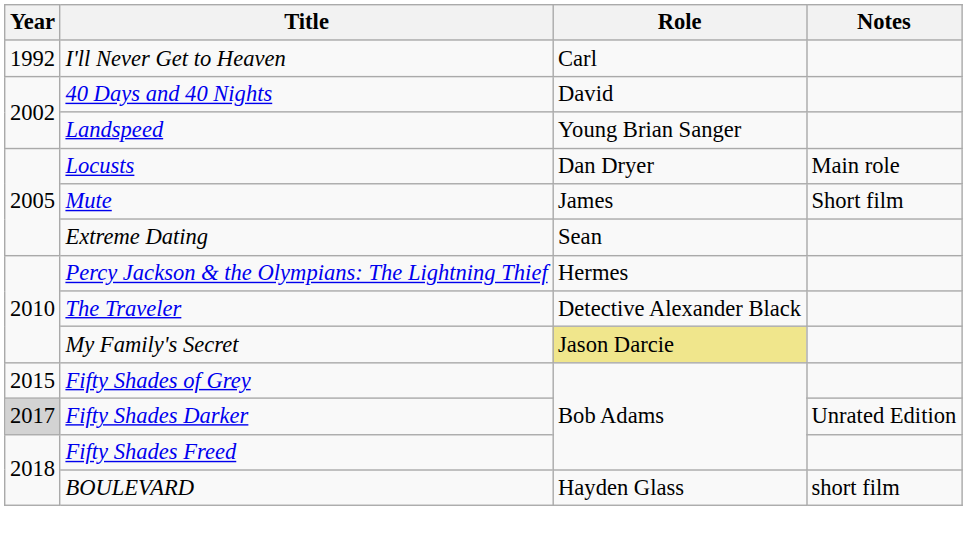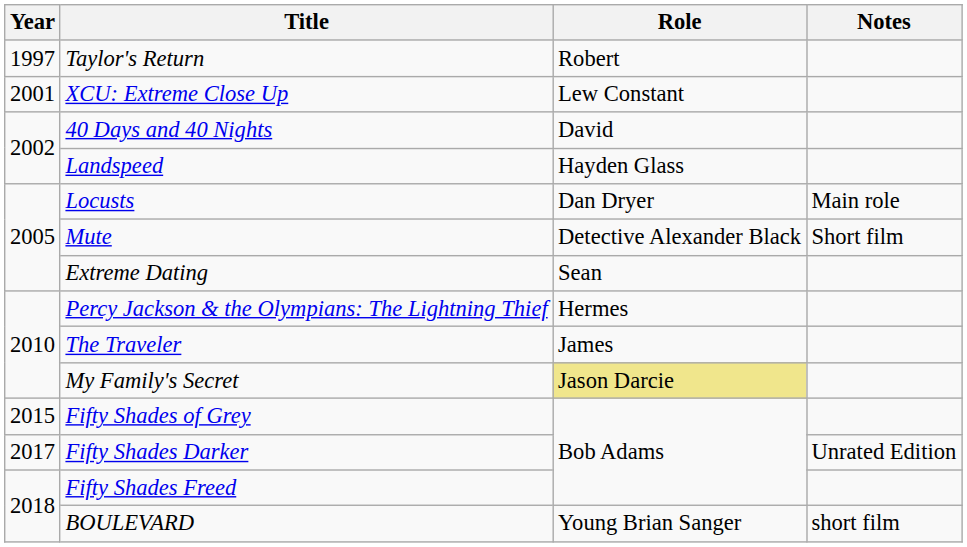- row: (176, 58)
+ row: (135, 58)
+ row: (177, 93)
(650, 129) Young Brian Sanger -> (621, 165) Hayden Glass
(586, 201) James -> (680, 237) Detective Alexander Black
(680, 308) Detective Alexander Black -> (586, 344) James
(32, 415) lightgrey background -> (32, 451) no background
(621, 487) Hayden Glass -> (650, 523) Young Brian Sanger
